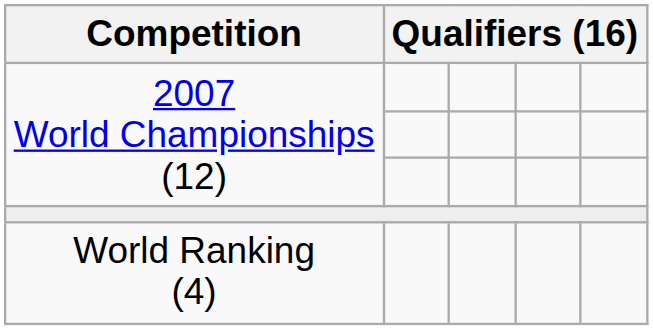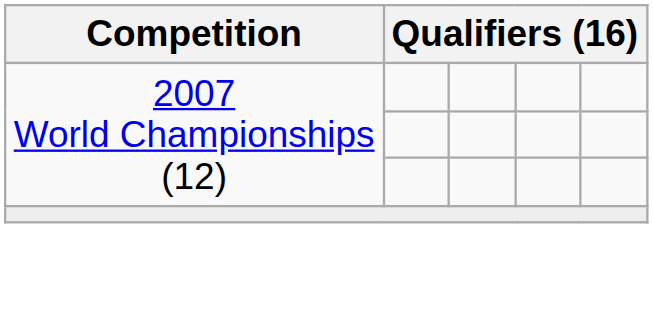- row: (194, 272)
